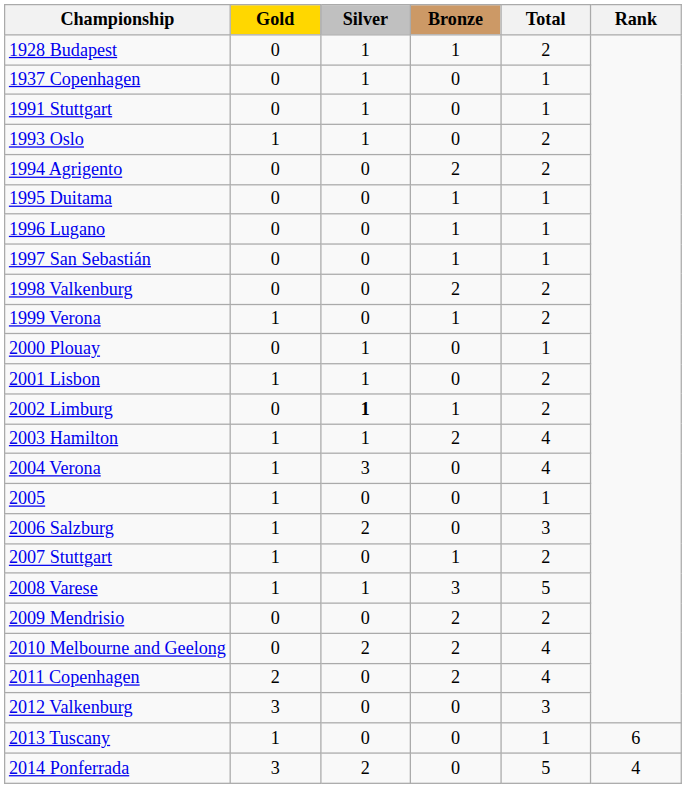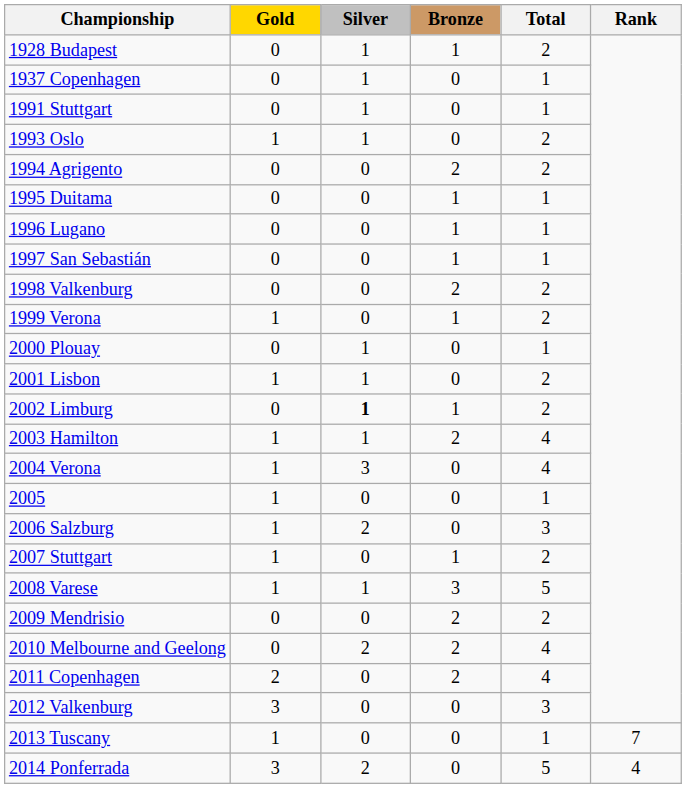(636, 738) 6 -> (636, 738) 7
